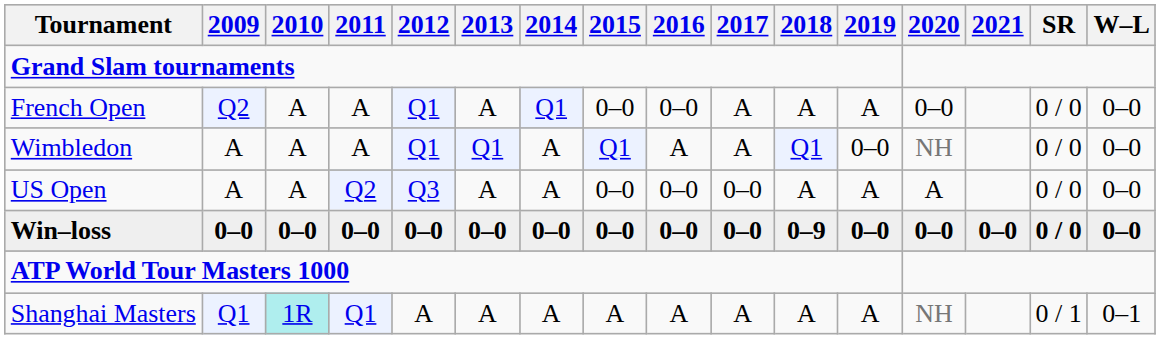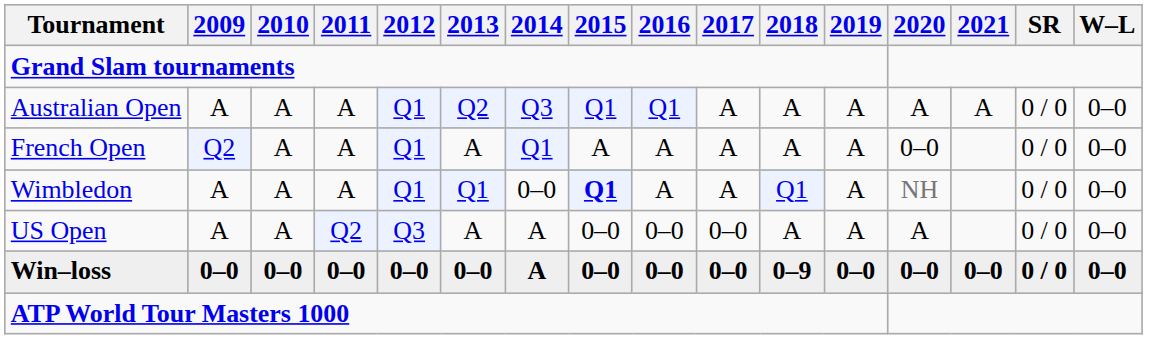+ row: (96, 107)
(615, 107) 0–0 -> (601, 148) A
(679, 107) 0–0 -> (664, 148) A
(551, 148) A -> (537, 189) 0–0
(615, 148) normal -> (601, 189) bold
(870, 148) 0–0 -> (856, 189) A
(551, 230) 0–0 -> (537, 271) A
- row: (103, 312)
